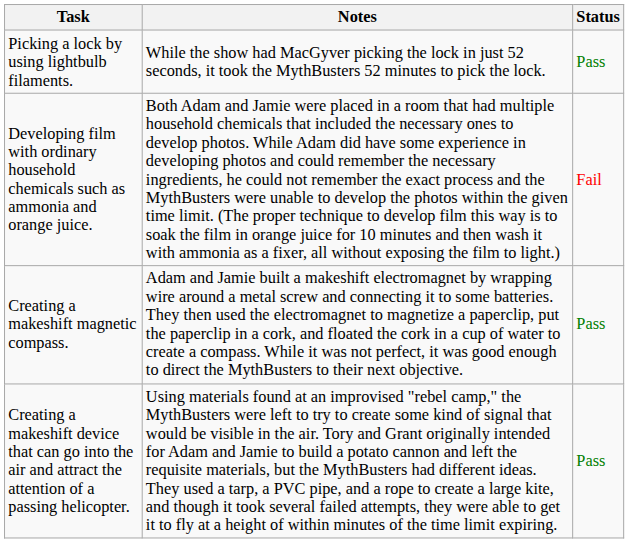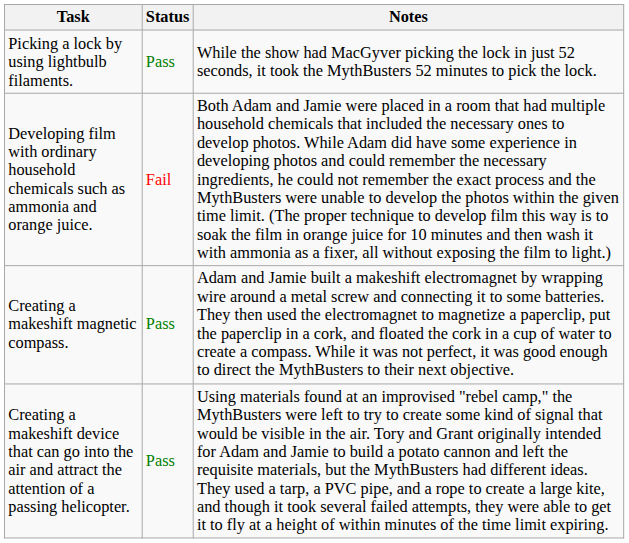columns swapped: (598, 17) <-> (357, 17)
